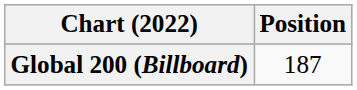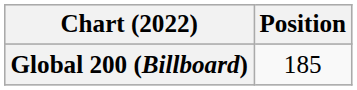(303, 64) 187 -> (303, 64) 185
